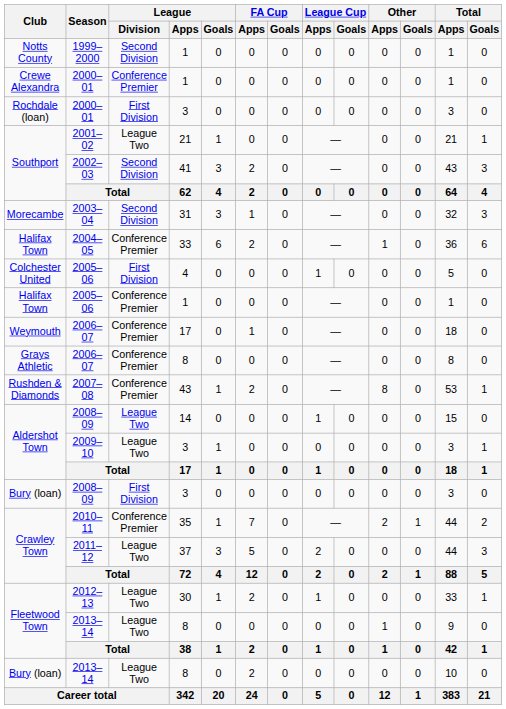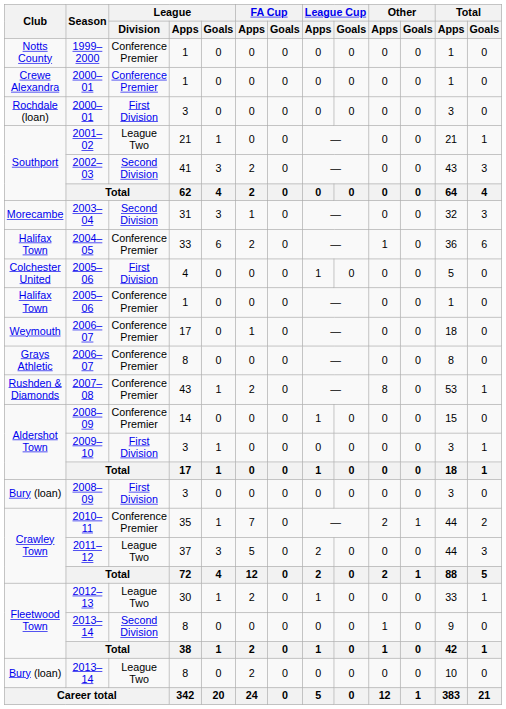(139, 53) Second Division -> (139, 53) Conference Premier
(139, 418) League Two -> (139, 418) Conference Premier
(139, 447) League Two -> (139, 447) First Division
(139, 627) League Two -> (139, 627) Second Division
